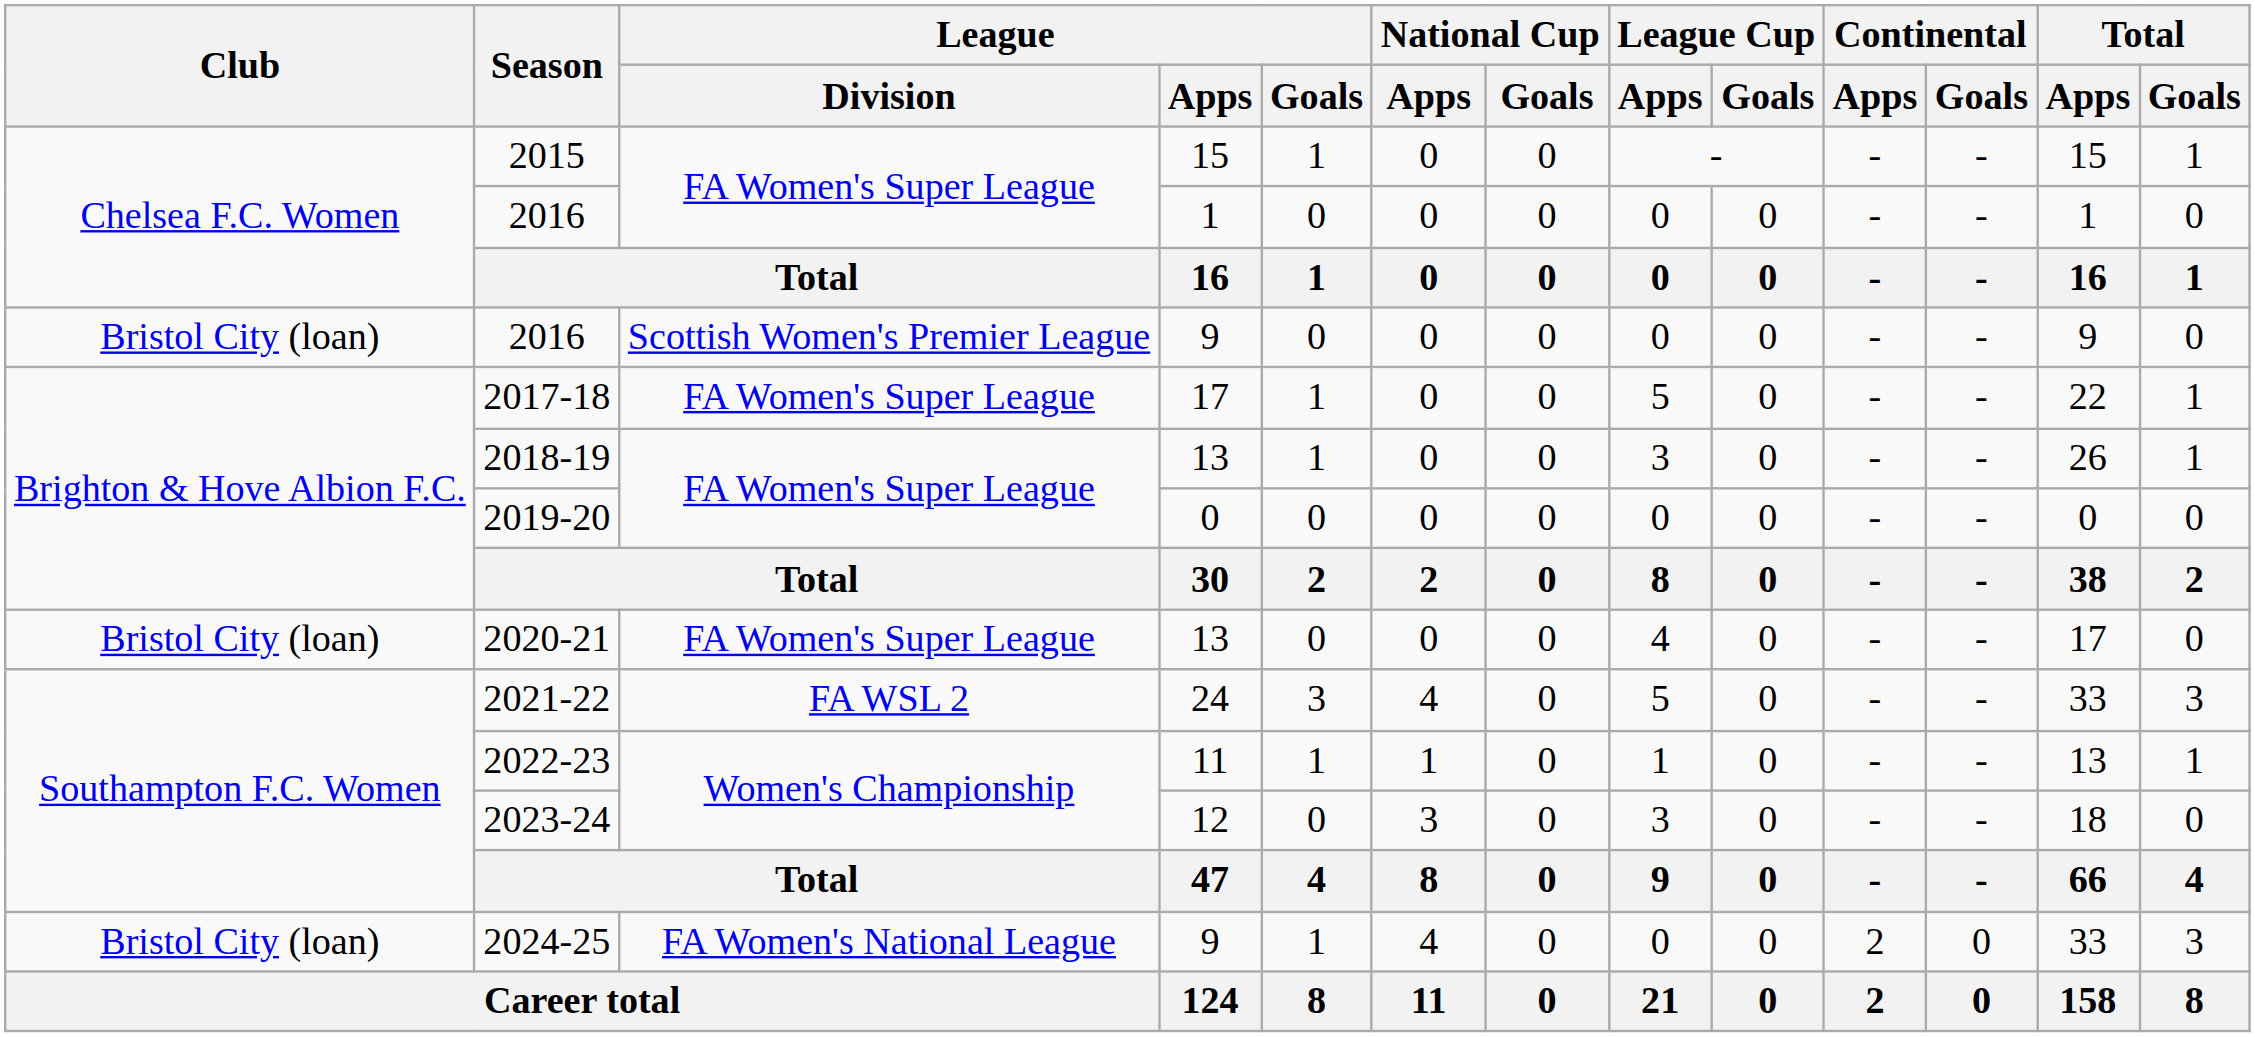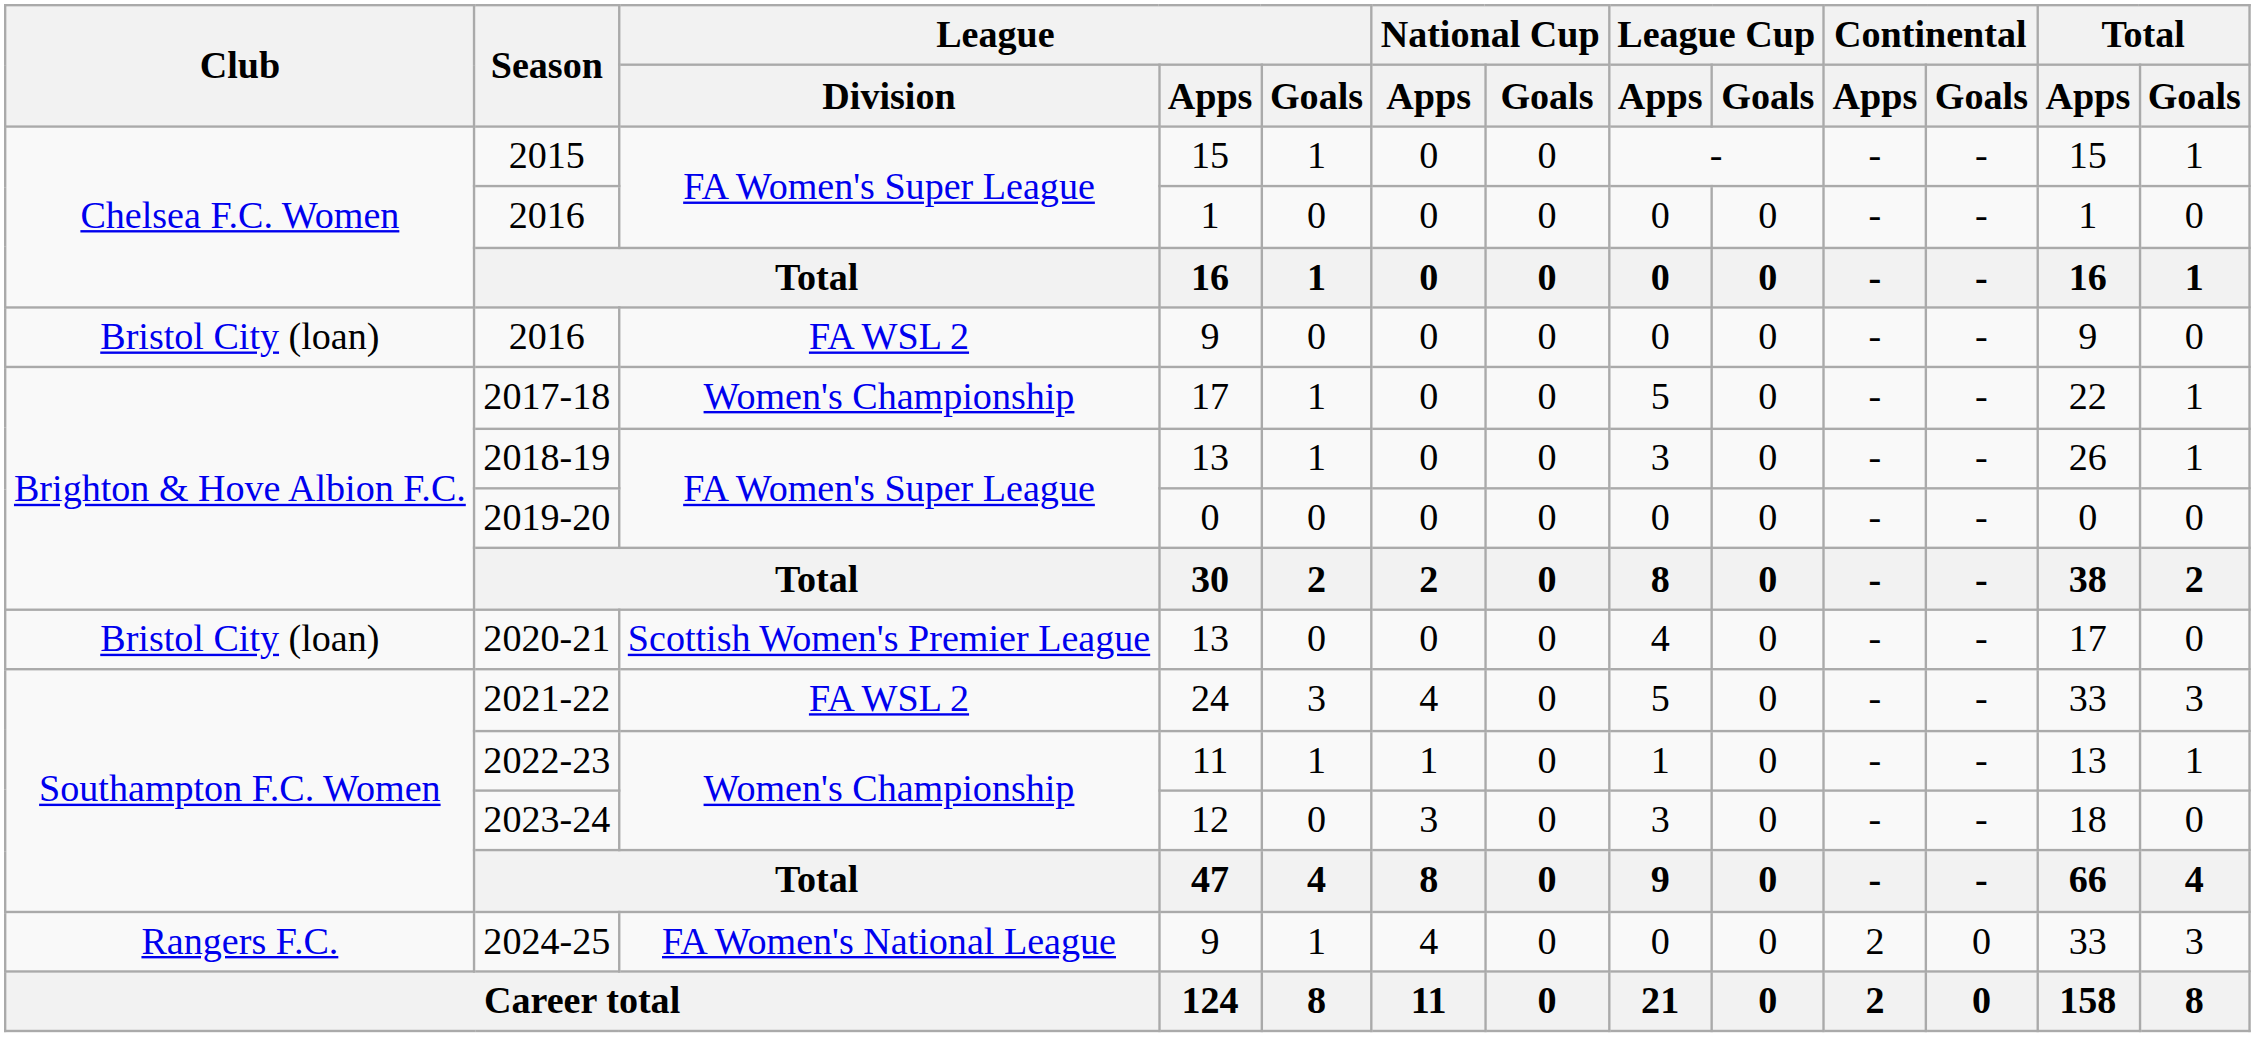(889, 336) Scottish Women's Premier League -> (889, 336) FA WSL 2
(889, 397) FA Women's Super League -> (889, 397) Women's Championship
(889, 638) FA Women's Super League -> (889, 638) Scottish Women's Premier League
(240, 940) Bristol City (loan) -> (240, 940) Rangers F.C.
